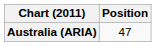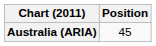(125, 32) 47 -> (125, 32) 45
